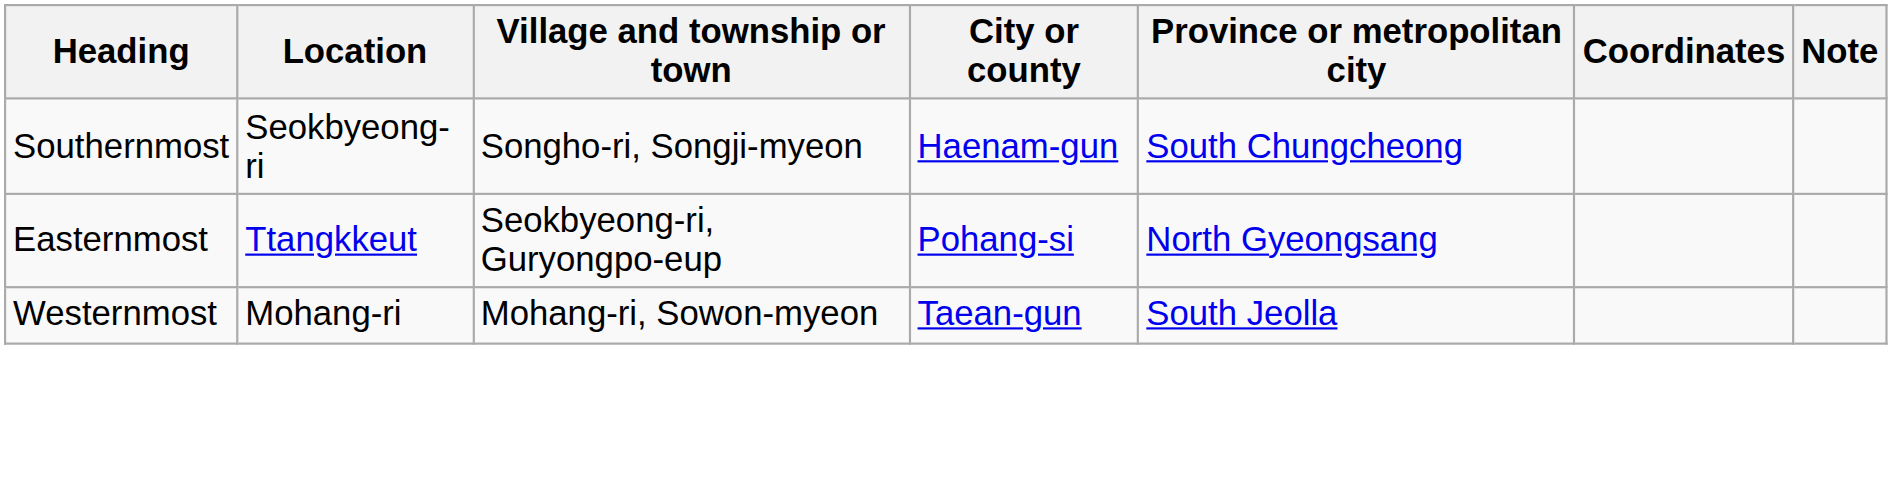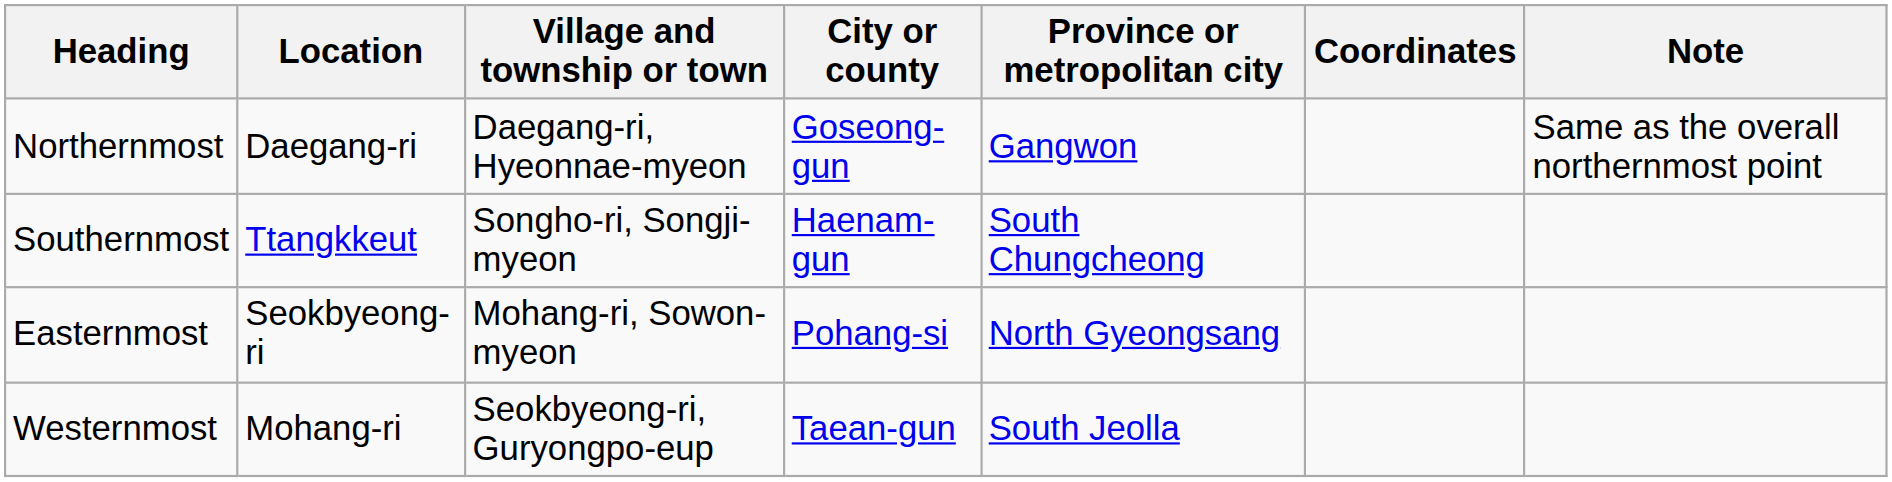+ row: (118, 145)
(348, 145) Seokbyeong-ri -> (331, 239) Ttangkkeut
(331, 239) Ttangkkeut -> (348, 333) Seokbyeong-ri
(601, 239) Seokbyeong-ri, Guryongpo-eup -> (619, 333) Mohang-ri, Sowon-myeon
(679, 314) Mohang-ri, Sowon-myeon -> (593, 428) Seokbyeong-ri, Guryongpo-eup
